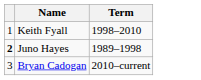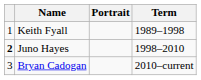+ column: (111, 13)
(116, 30) 1998–2010 -> (160, 30) 1989–1998
(116, 48) 1989–1998 -> (160, 48) 1998–2010
